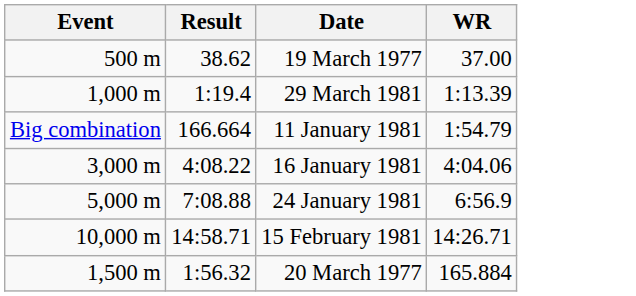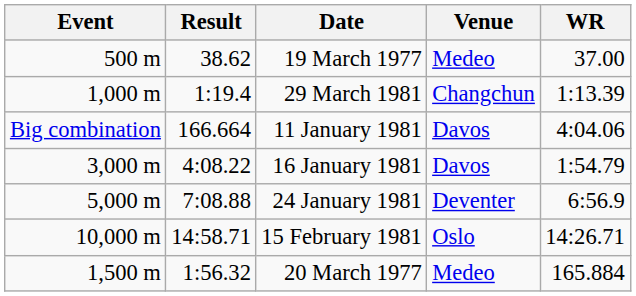+ column: (484, 22)
(478, 129) 1:54.79 -> (591, 129) 4:04.06
(478, 165) 4:04.06 -> (591, 165) 1:54.79
